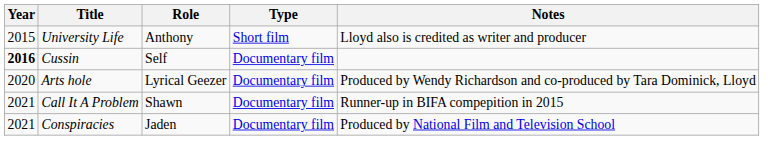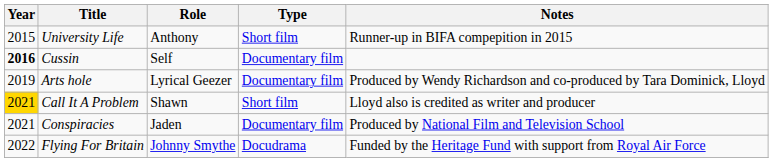(463, 37) Lloyd also is credited as writer and producer -> (461, 37) Runner-up in BIFA compepition in 2015
(21, 80) 2020 -> (21, 80) 2019
(21, 102) no background -> (21, 102) gold background
(283, 102) Documentary film -> (270, 102) Short film
(452, 102) Runner-up in BIFA compepition in 2015 -> (472, 102) Lloyd also is credited as writer and producer
+ row: (93, 146)
